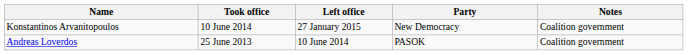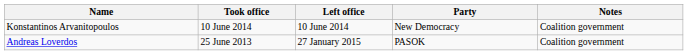(329, 27) 27 January 2015 -> (323, 27) 10 June 2014
(323, 42) 10 June 2014 -> (329, 42) 27 January 2015
